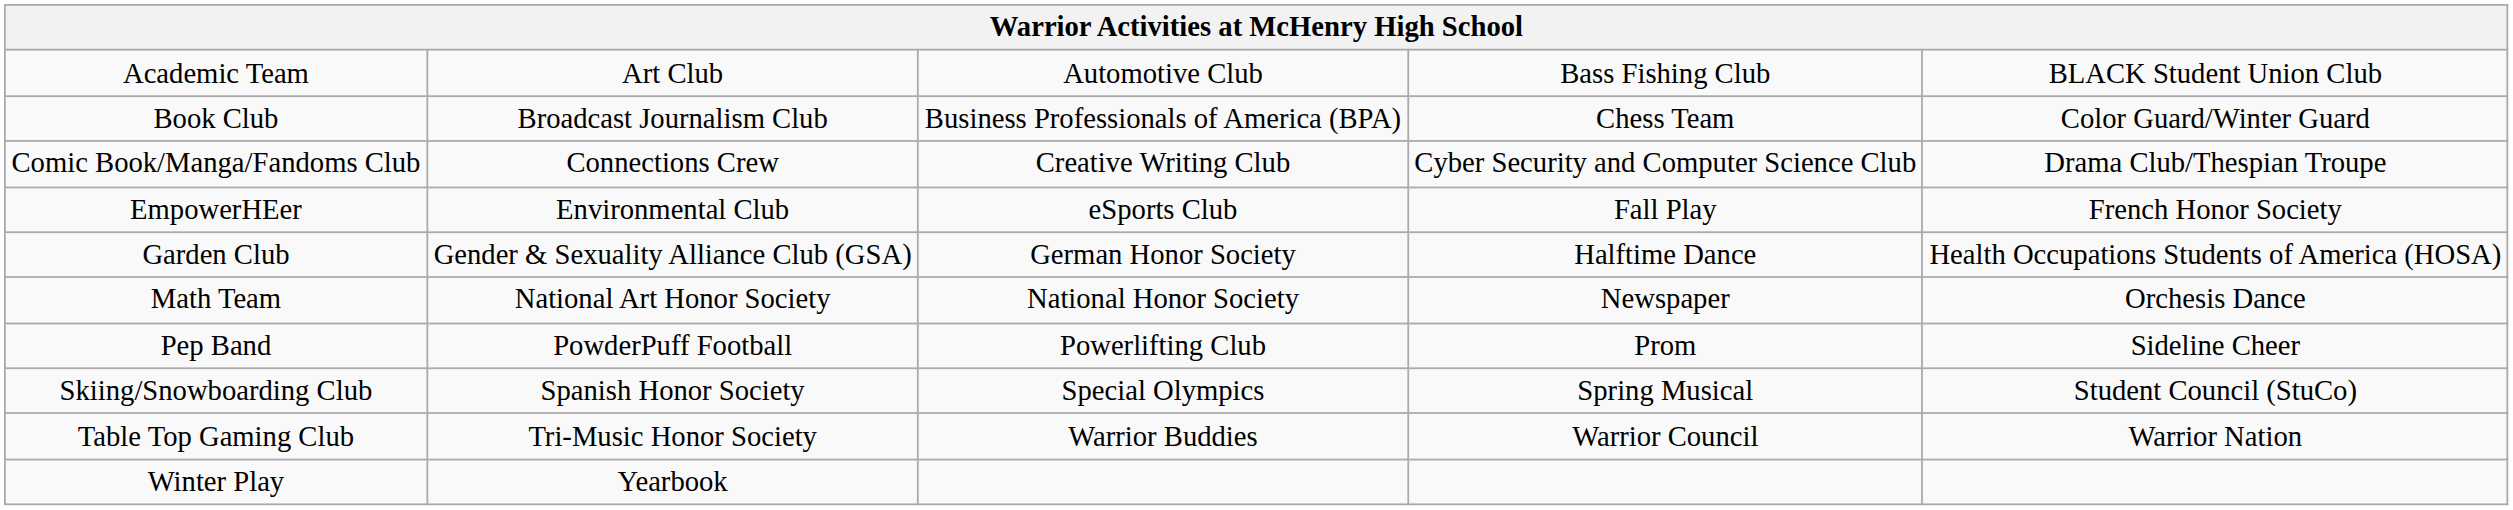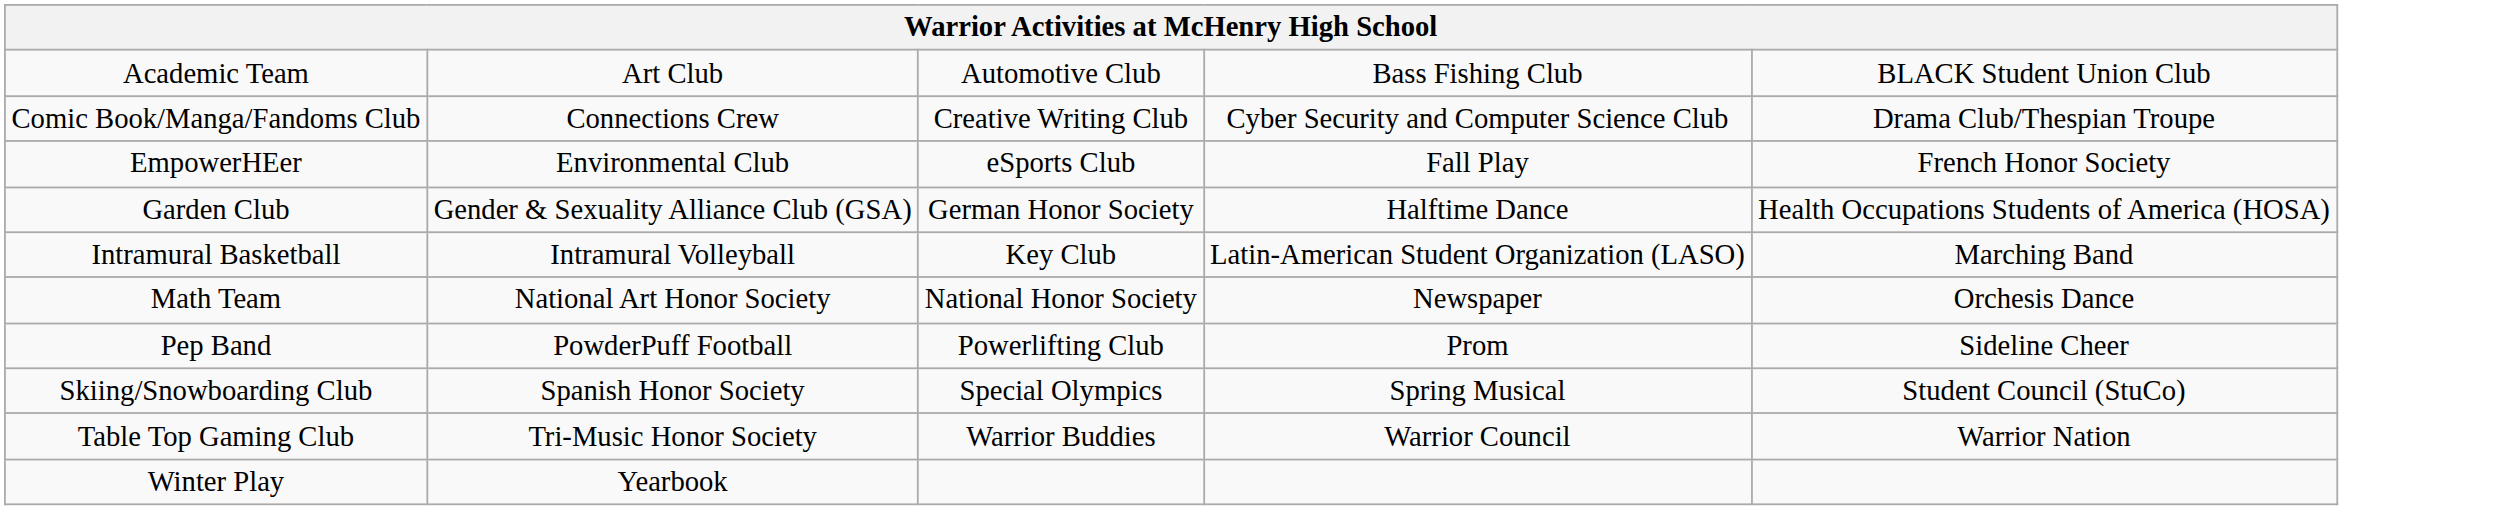- row: (216, 118)
+ row: (216, 254)
